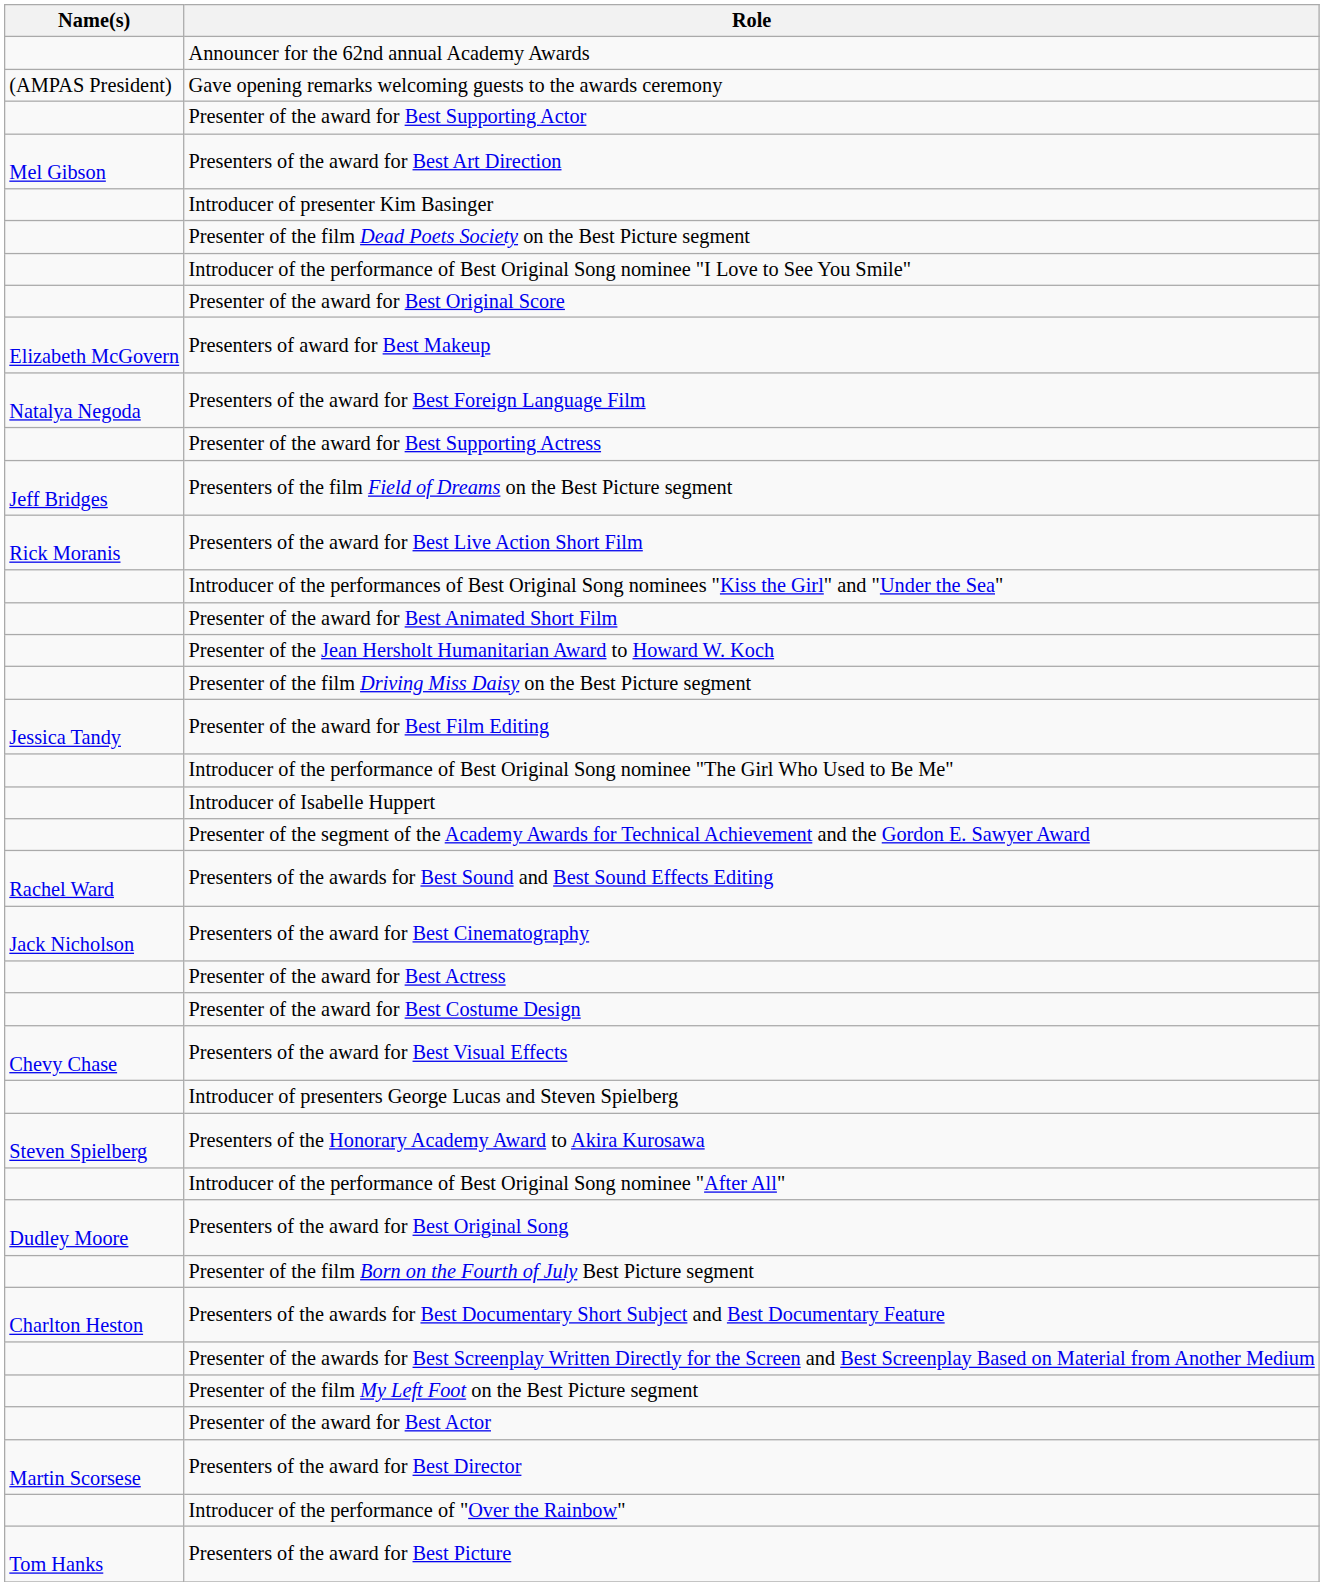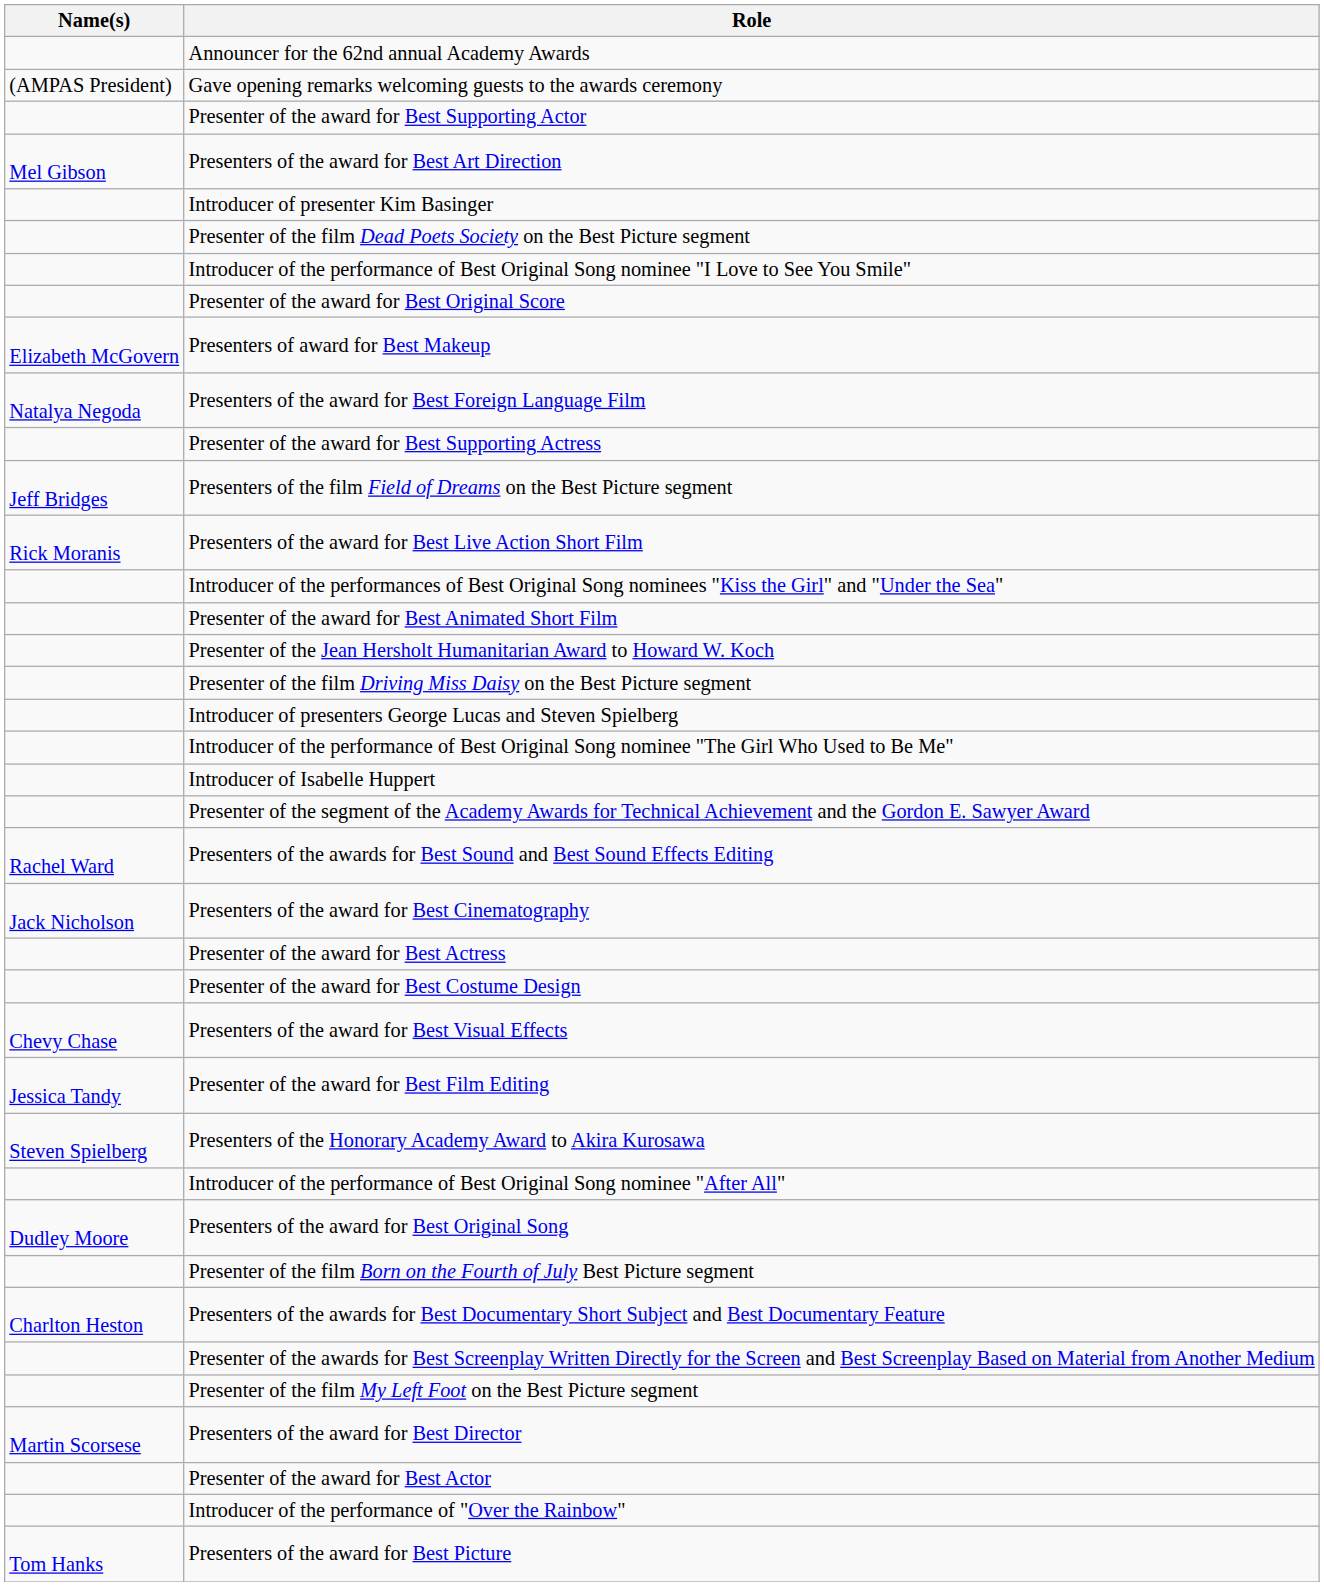rows swapped: (369, 726) <-> (433, 1096)
rows swapped: (355, 1466) <-> (340, 1422)
